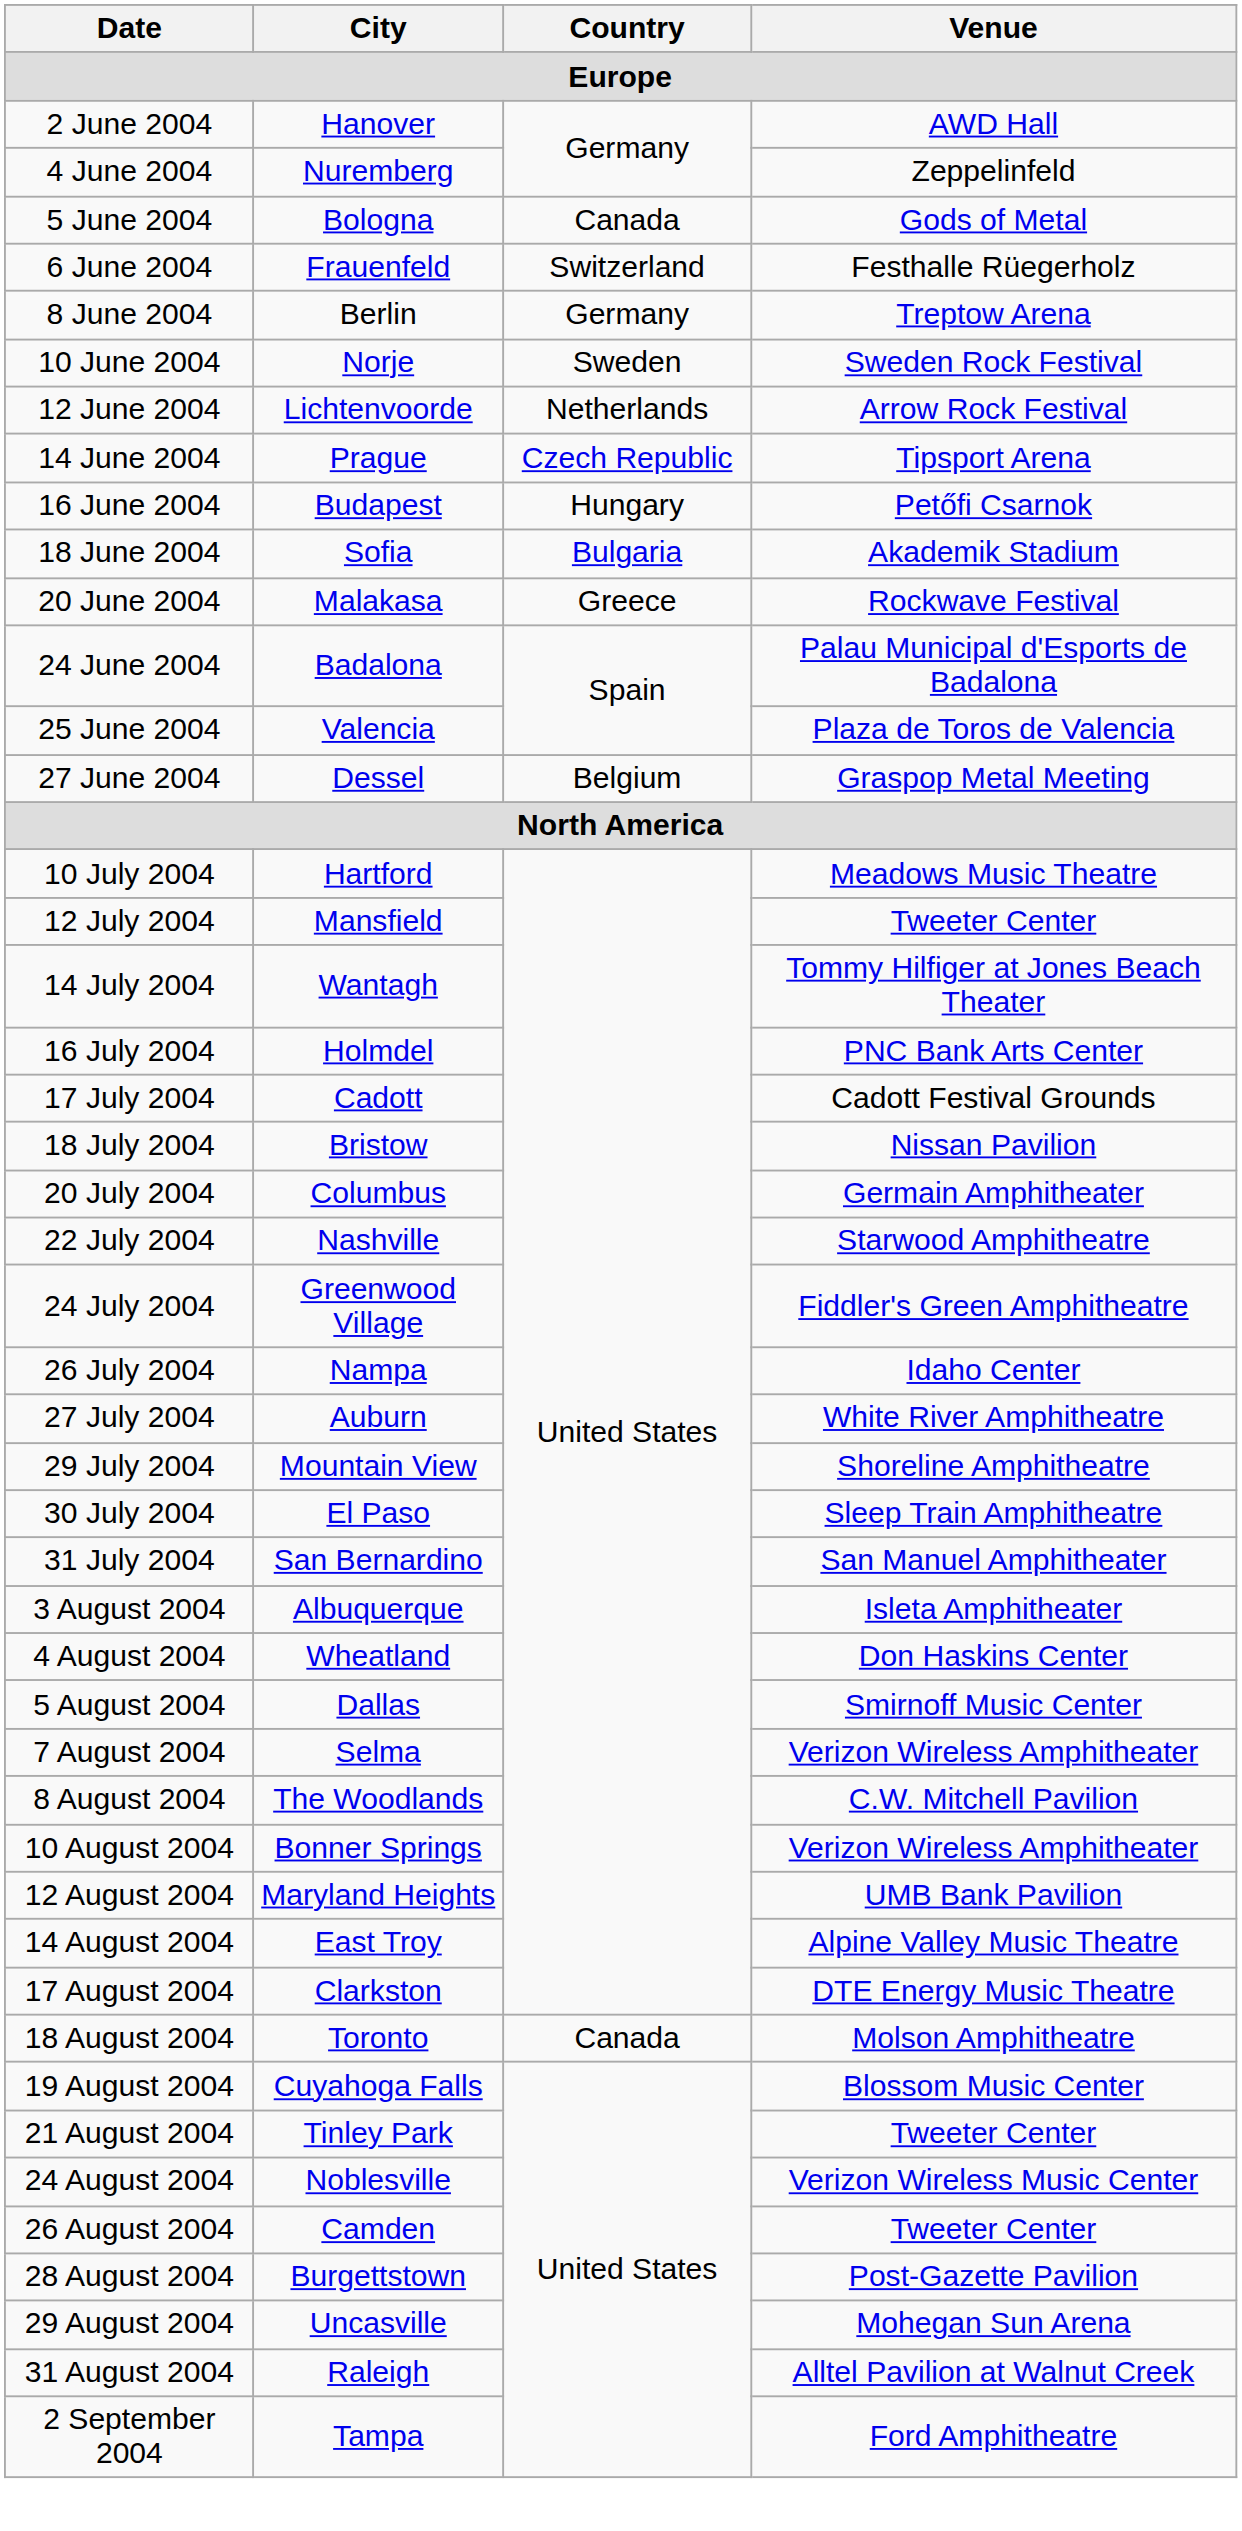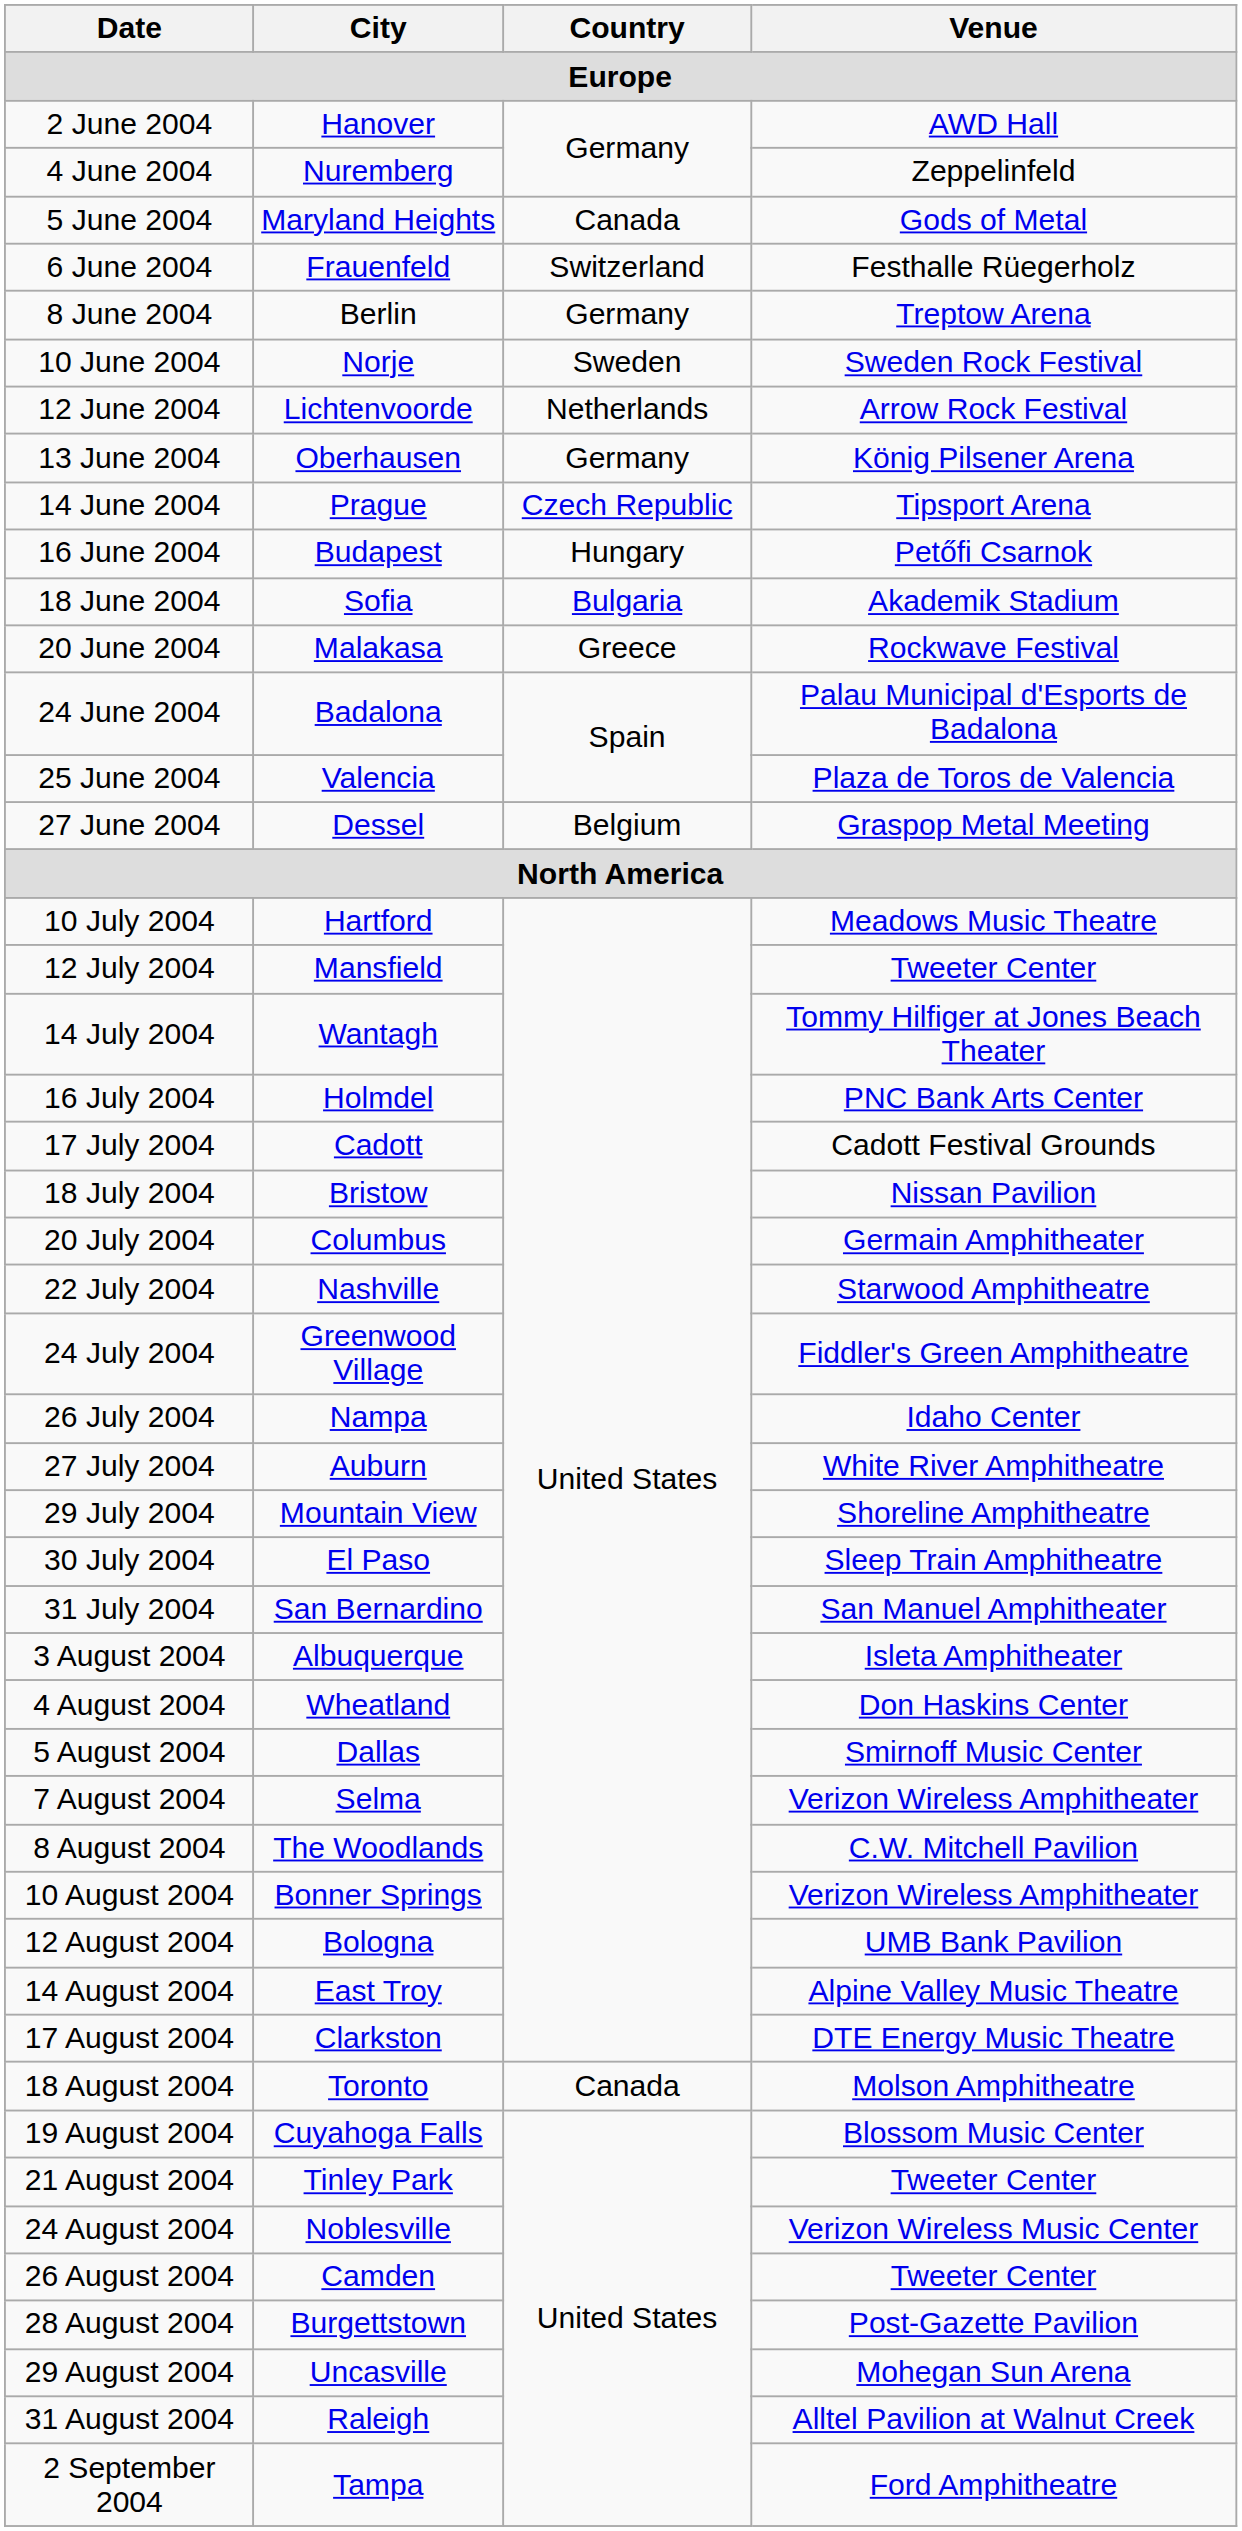(378, 219) Bologna -> (378, 219) Maryland Heights
+ row: (129, 457)
(378, 1894) Maryland Heights -> (378, 1942) Bologna
